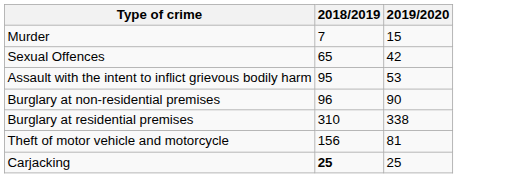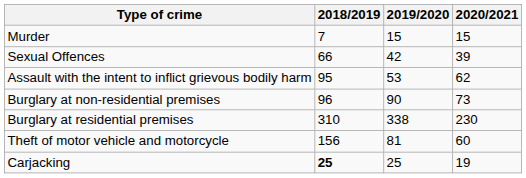+ column: (487, 15)
(325, 57) 65 -> (325, 57) 66
